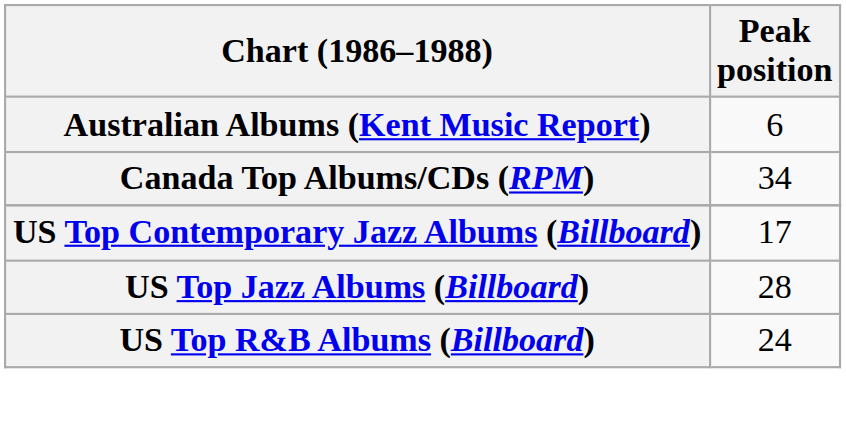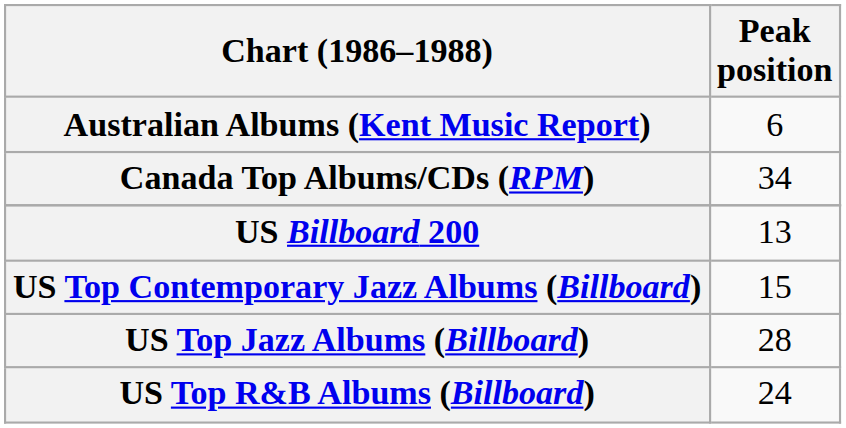+ row: (357, 232)
(775, 232) 17 -> (775, 286) 15
